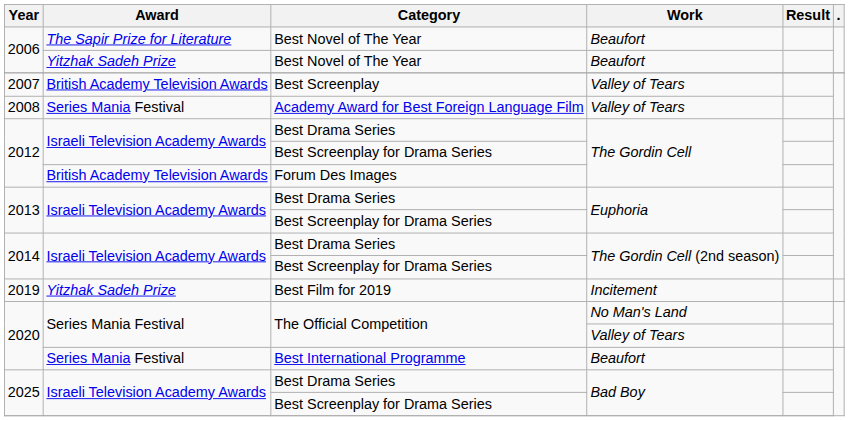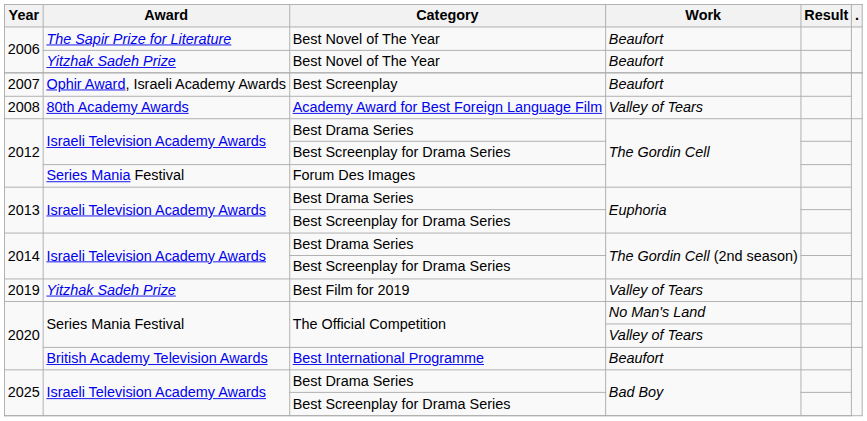(157, 84) British Academy Television Awards -> (166, 84) Ophir Award, Israeli Academy Awards
(637, 84) Valley of Tears -> (636, 84) Beaufort
(115, 107) Series Mania Festival -> (118, 107) 80th Academy Awards
(157, 175) British Academy Television Awards -> (115, 175) Series Mania Festival
(624, 289) Incitement -> (656, 289) Valley of Tears
(115, 358) Series Mania Festival -> (157, 358) British Academy Television Awards
